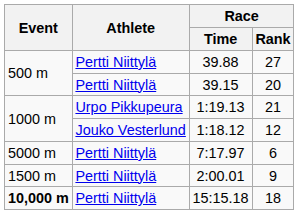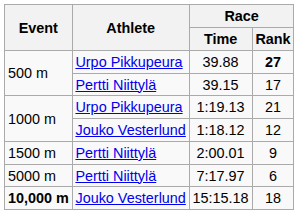(116, 62) Pertti Niittylä -> (129, 62) Urpo Pikkupeura
(273, 62) normal -> (273, 62) bold
(273, 85) 20 -> (273, 85) 17
rows swapped: (221, 176) <-> (221, 153)
(116, 198) Pertti Niittylä -> (131, 198) Jouko Vesterlund
